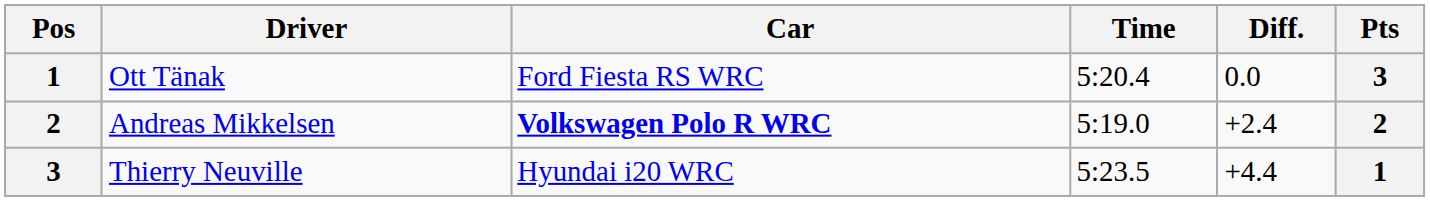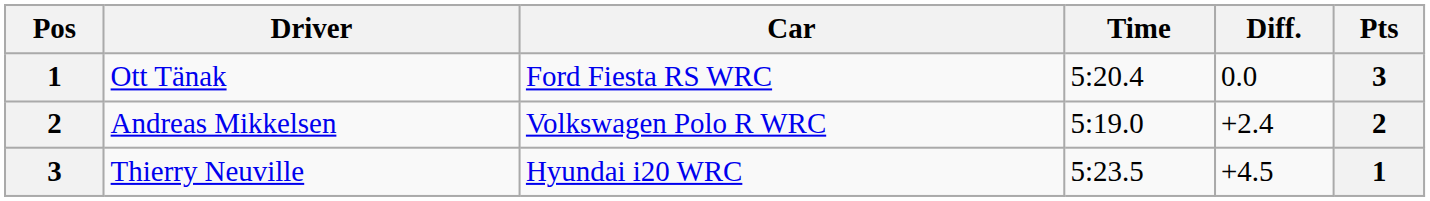(674, 124) bold -> (676, 124) normal
(1251, 171) +4.4 -> (1247, 171) +4.5
